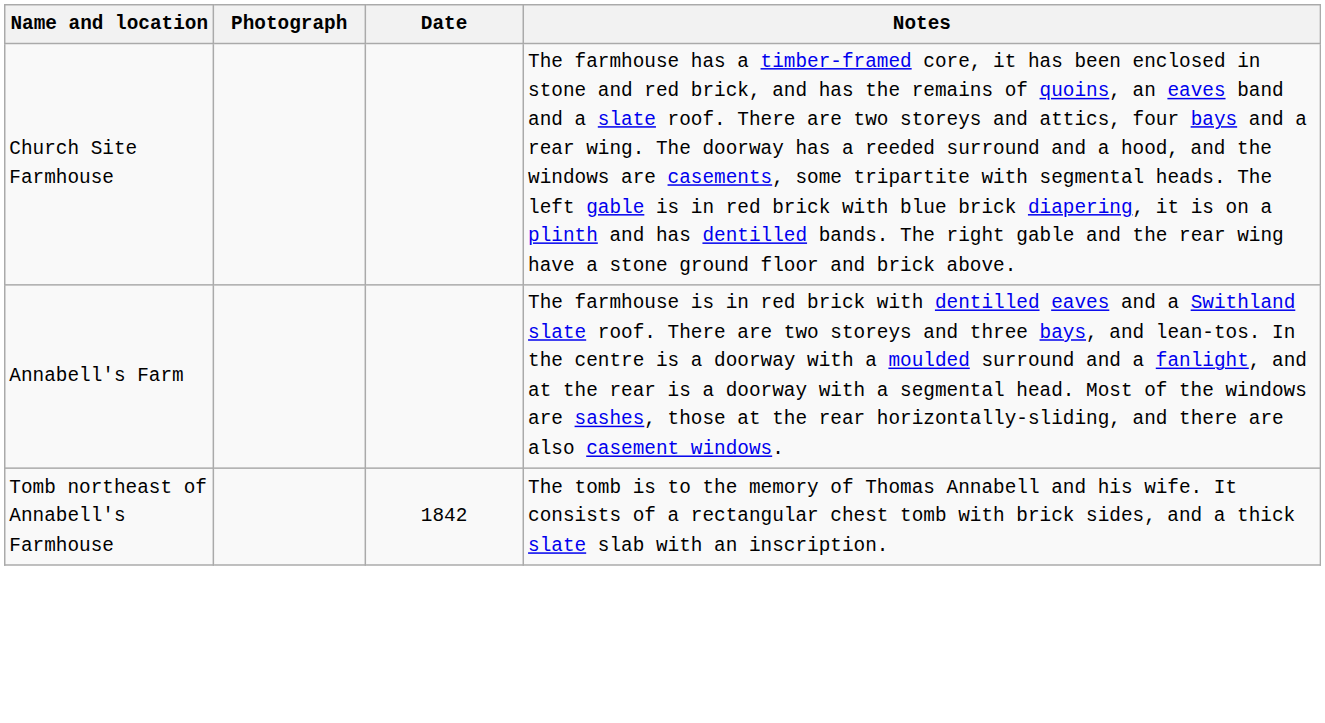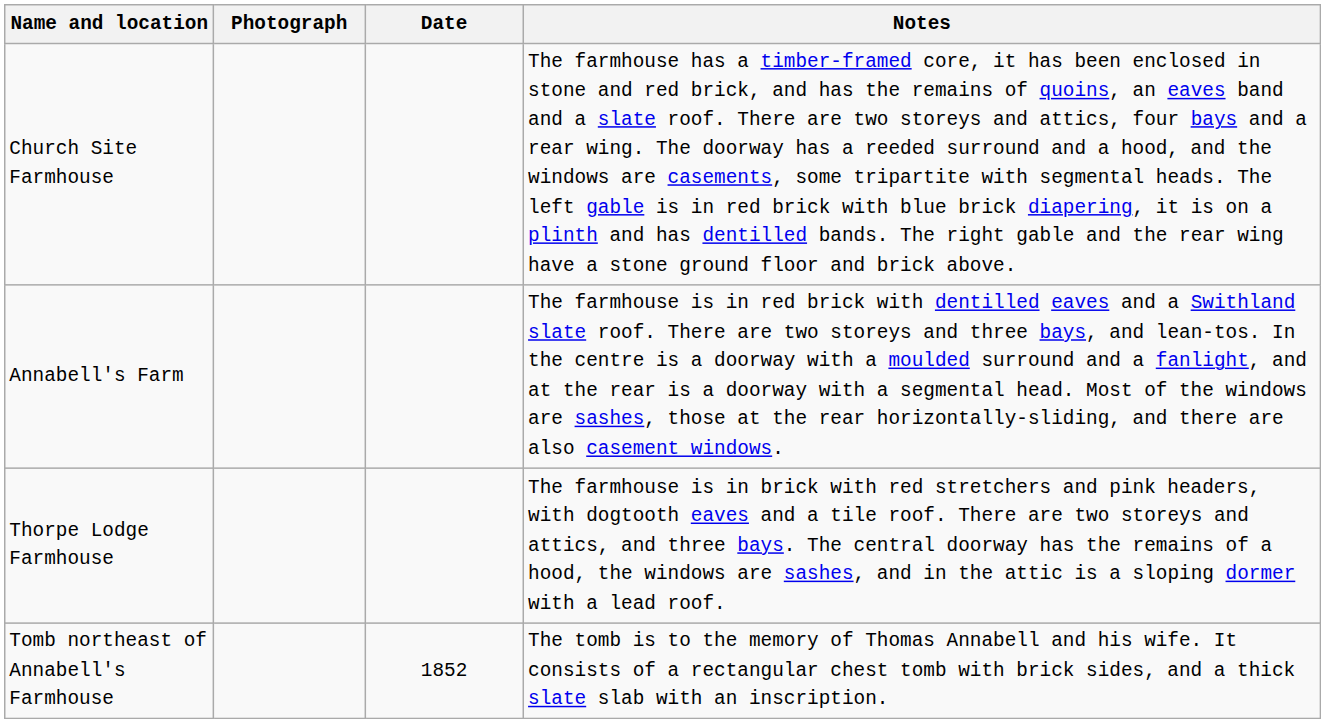+ row: (79, 545)
(444, 516) 1842 -> (444, 671) 1852
